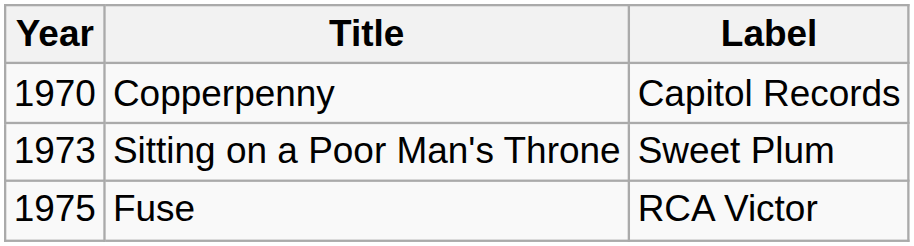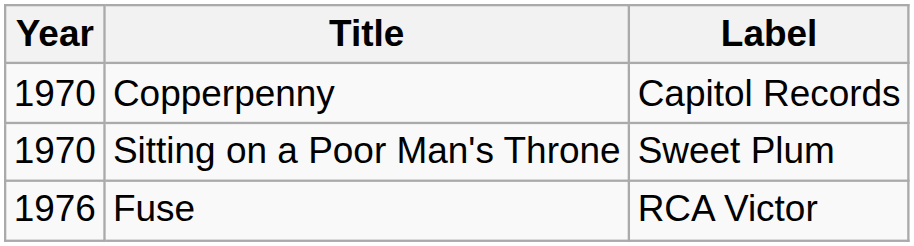(55, 151) 1973 -> (55, 151) 1970
(55, 209) 1975 -> (55, 209) 1976
